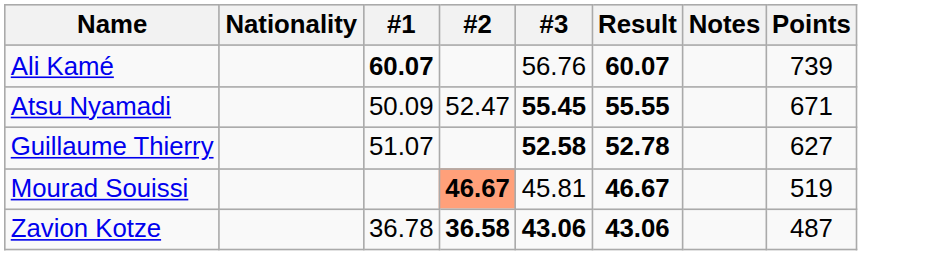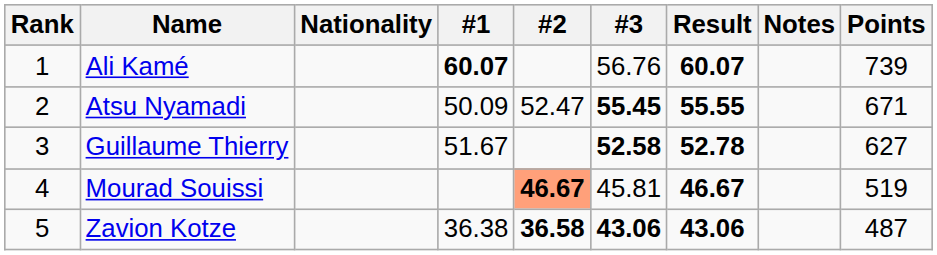+ column: (42, 24)
(401, 147) 51.07 -> (476, 147) 51.67
(401, 229) 36.78 -> (476, 229) 36.38
